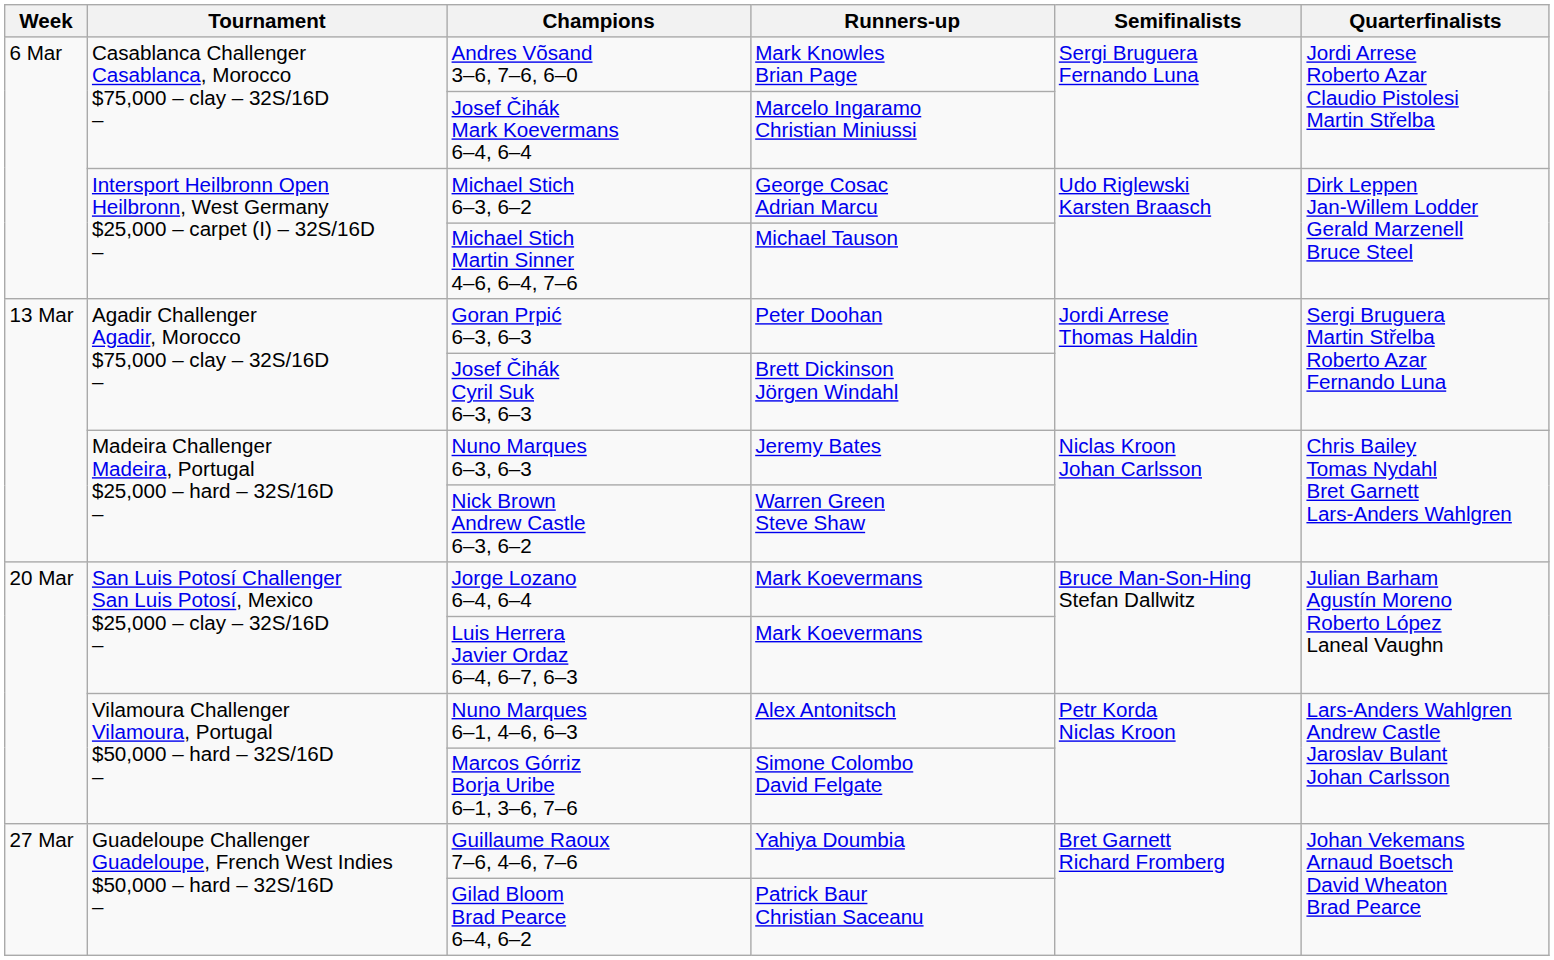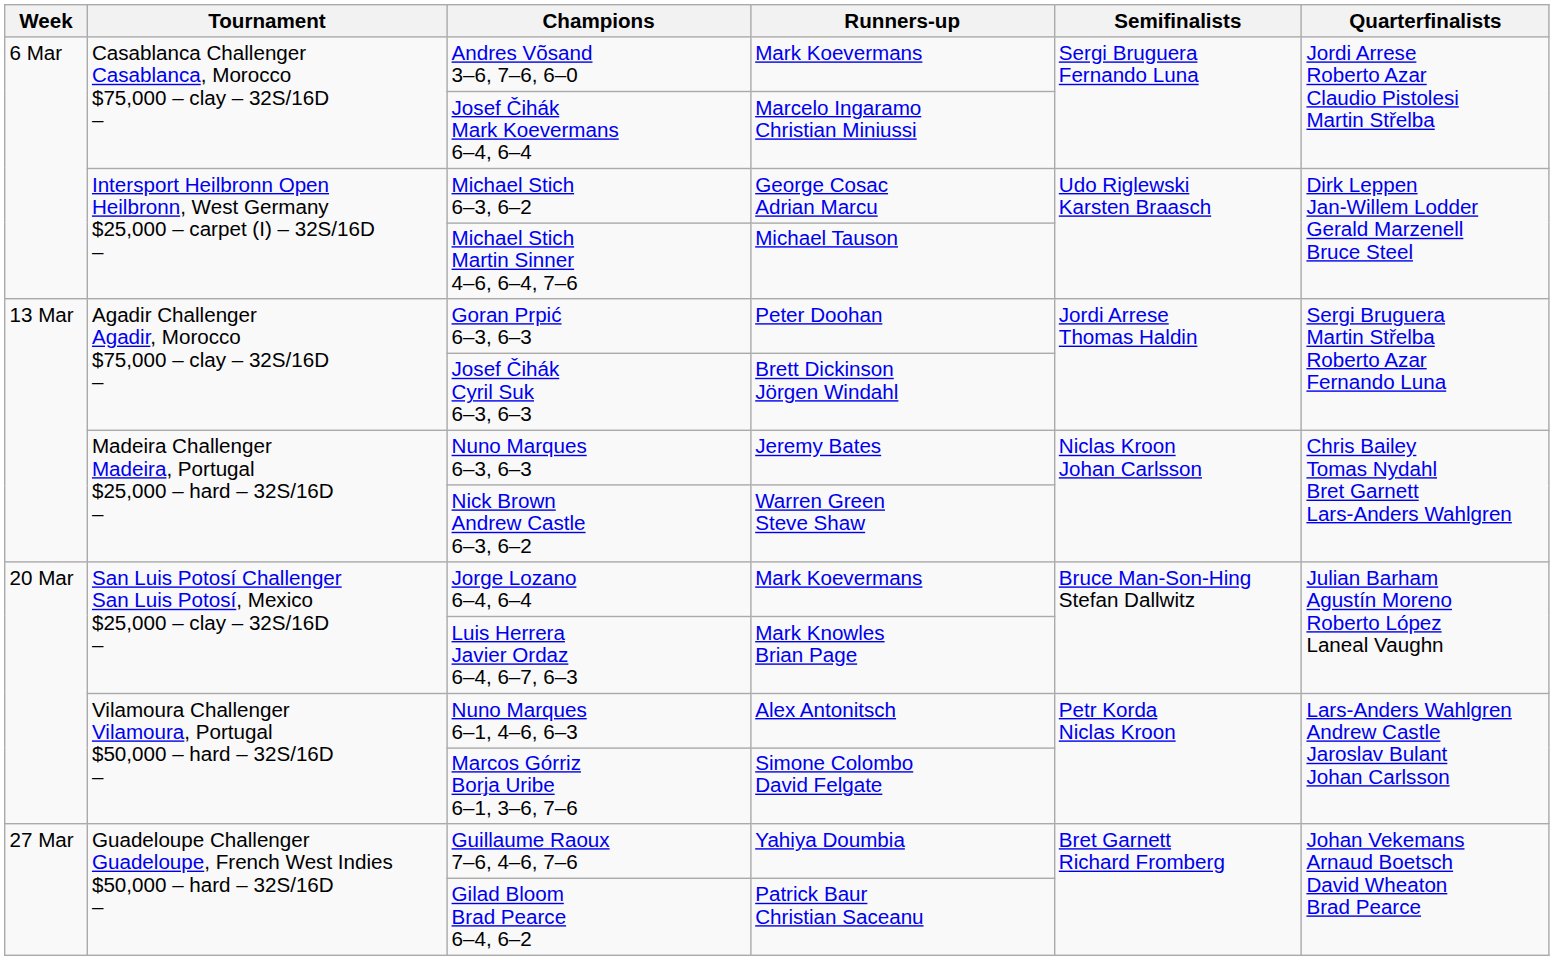(820, 64) Mark Knowles Brian Page -> (839, 52) Mark Koevermans
(839, 632) Mark Koevermans -> (820, 643) Mark Knowles Brian Page
